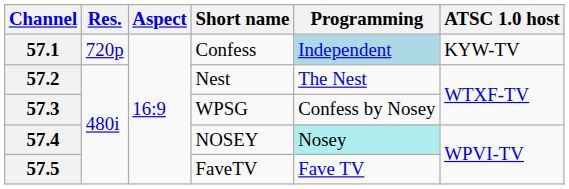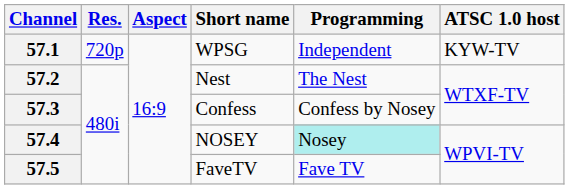(226, 49) Confess -> (222, 49) WPSG
(345, 49) lightblue background -> (345, 49) no background
(222, 109) WPSG -> (226, 109) Confess
